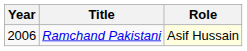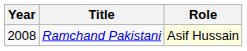(22, 35) 2006 -> (22, 35) 2008
